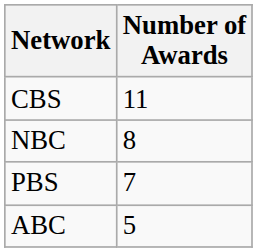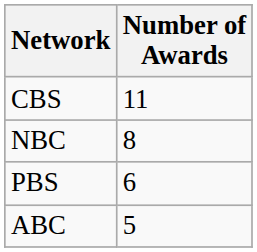(129, 182) 7 -> (129, 182) 6
